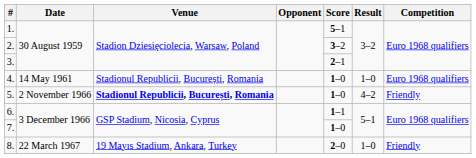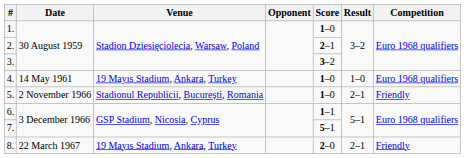(338, 29) 5–1 -> (327, 29) 1–0
(338, 46) 3–2 -> (327, 46) 2–1
(338, 62) 2–1 -> (327, 62) 3–2
(180, 79) Stadionul Republicii, București, Romania -> (166, 79) 19 Mayıs Stadium, Ankara, Turkey
(185, 95) bold -> (180, 95) normal
(368, 95) 4–2 -> (358, 95) 2–1
(338, 128) 1–0 -> (327, 128) 5–1
(368, 145) 1–0 -> (358, 145) 2–1
